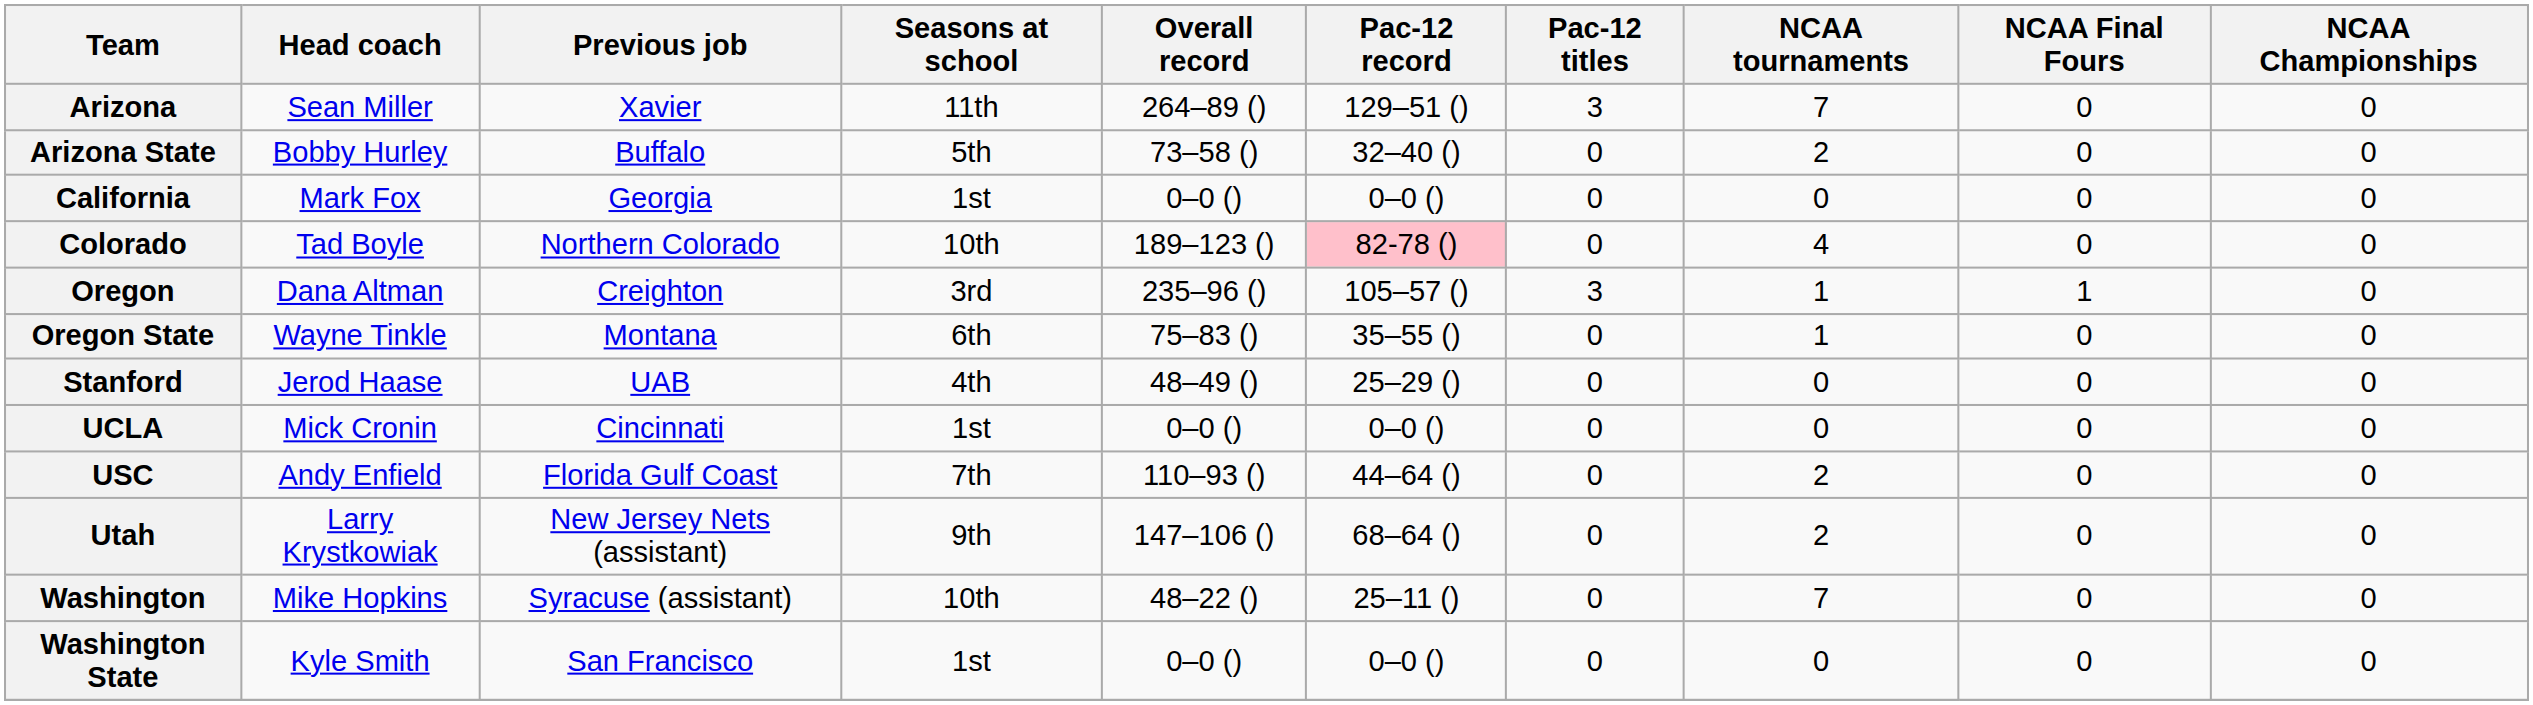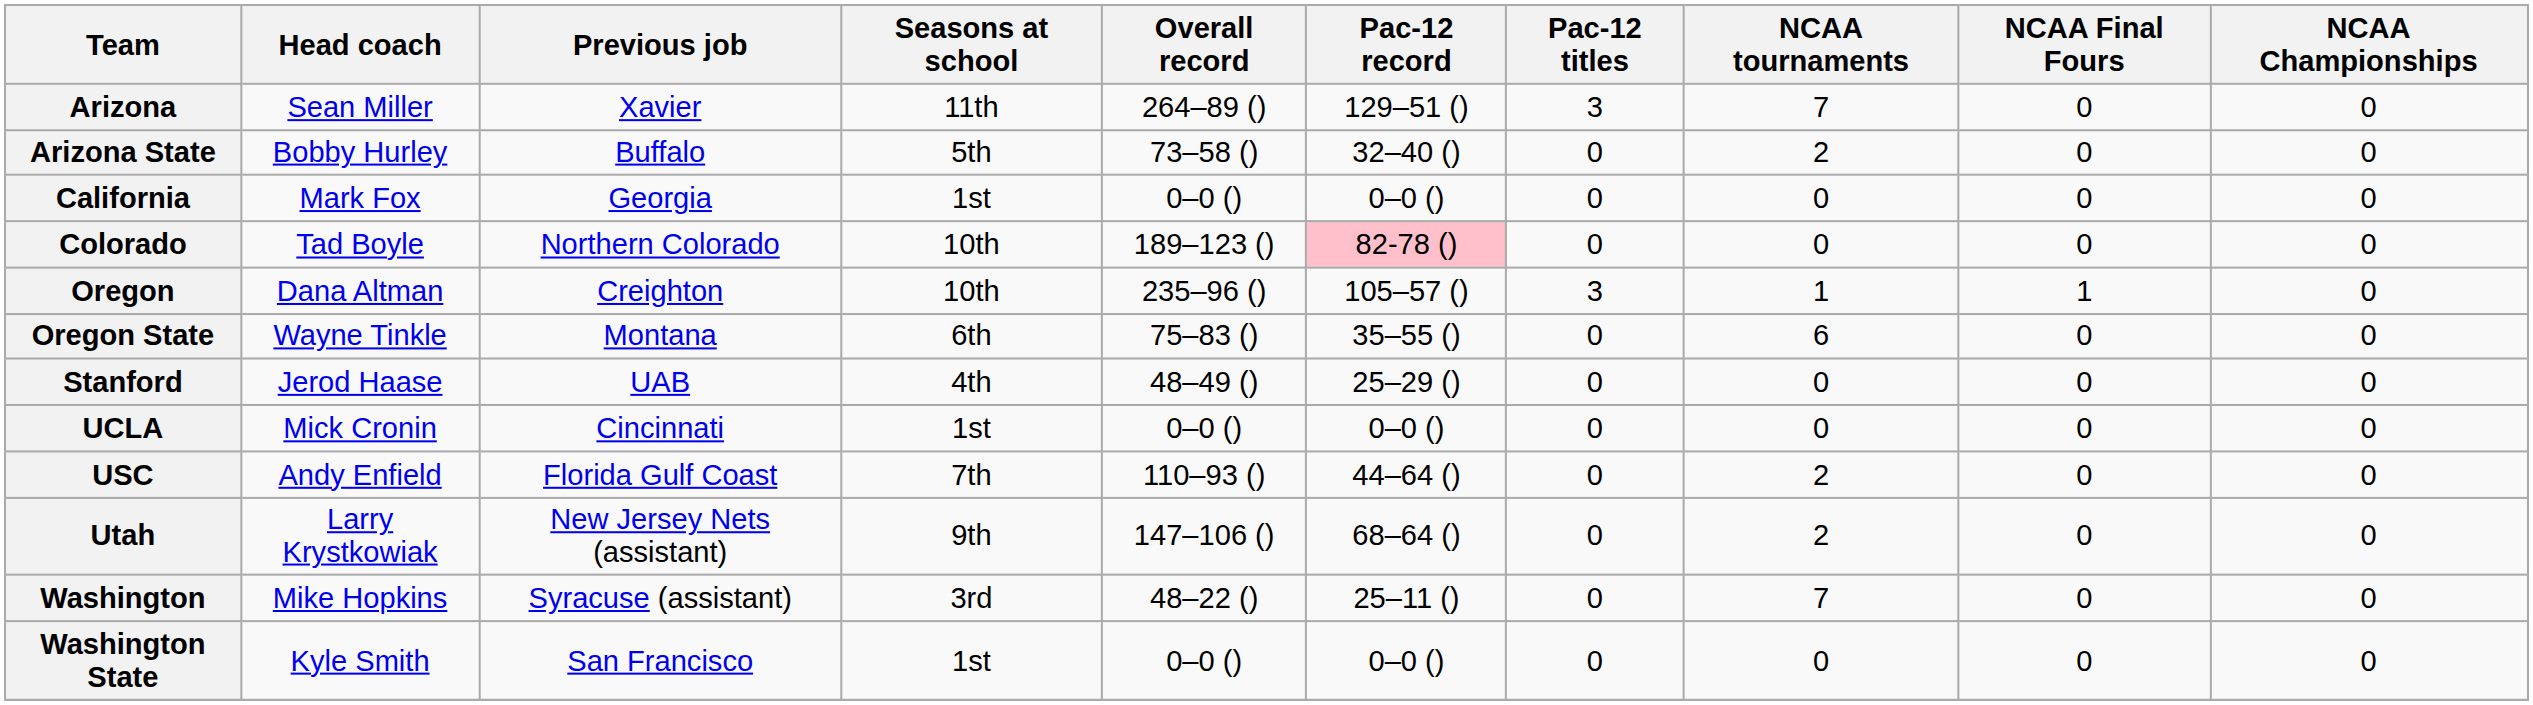(1821, 245) 4 -> (1821, 245) 0
(971, 290) 3rd -> (971, 290) 10th
(1821, 336) 1 -> (1821, 336) 6
(971, 599) 10th -> (971, 599) 3rd
